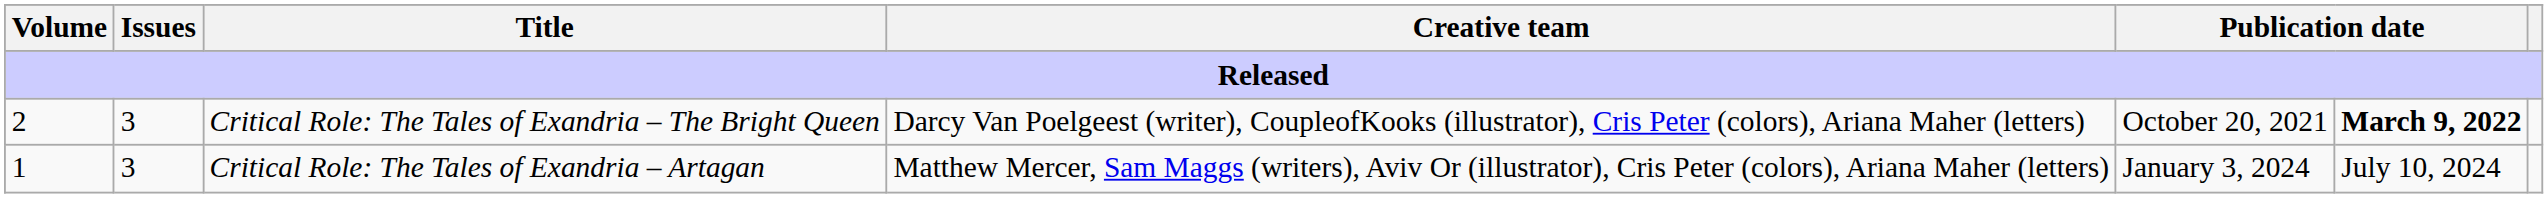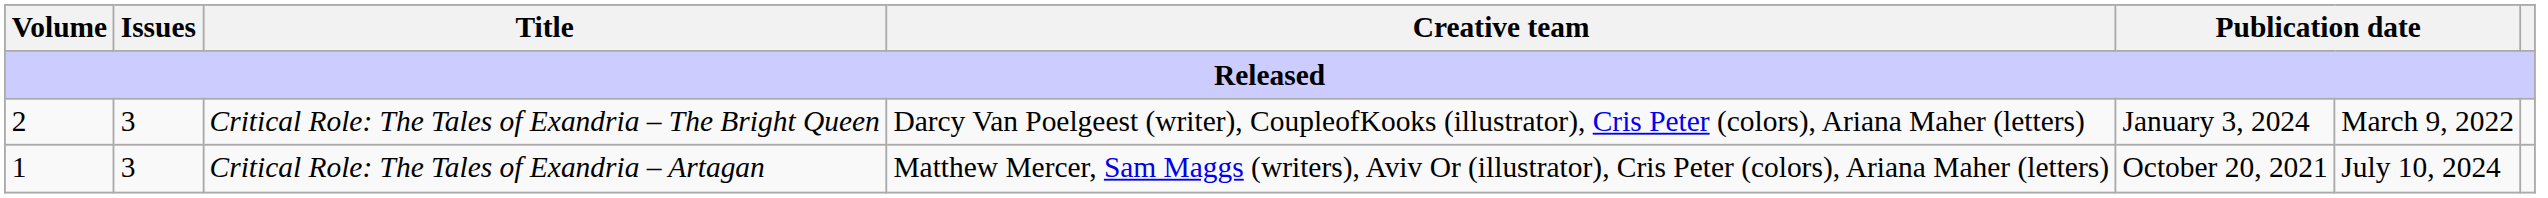(2225, 121) October 20, 2021 -> (2216, 121) January 3, 2024
(2431, 121) bold -> (2428, 121) normal
(2216, 167) January 3, 2024 -> (2225, 167) October 20, 2021
